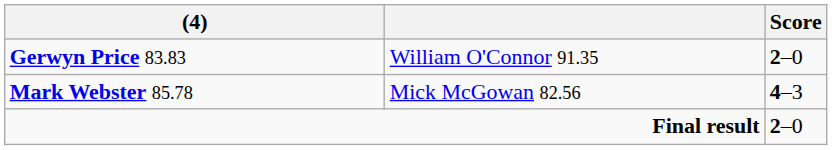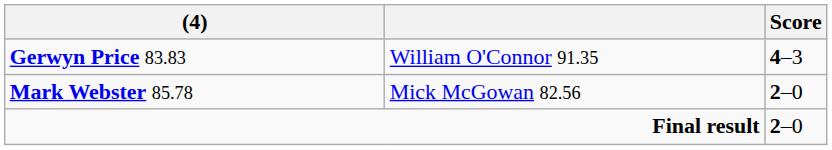(786, 56) 2–0 -> (786, 56) 4–3
(786, 91) 4–3 -> (786, 91) 2–0
